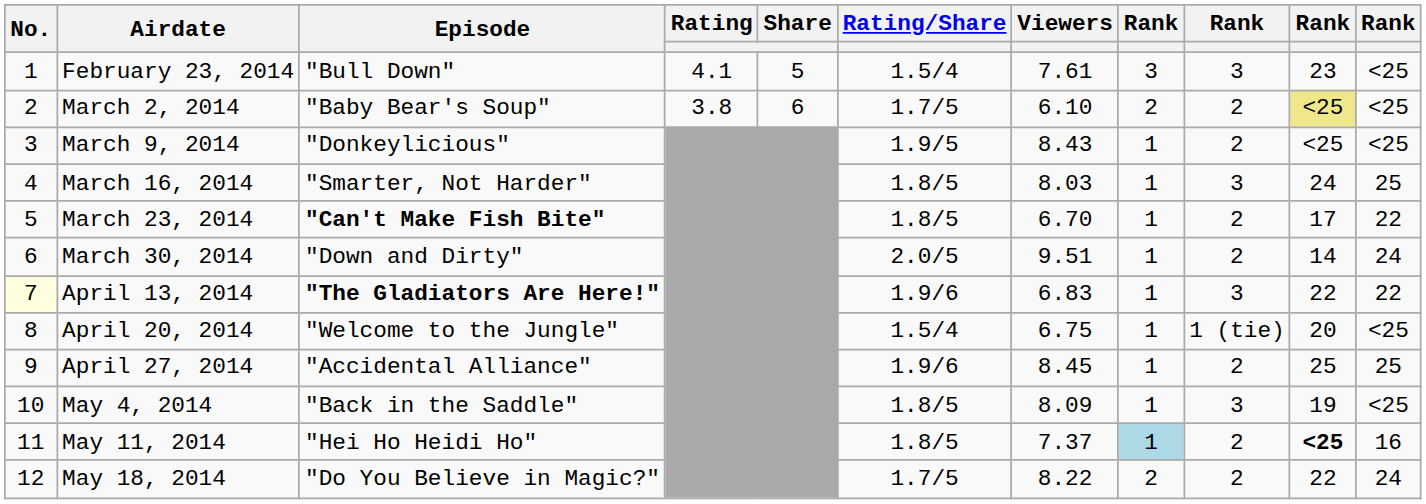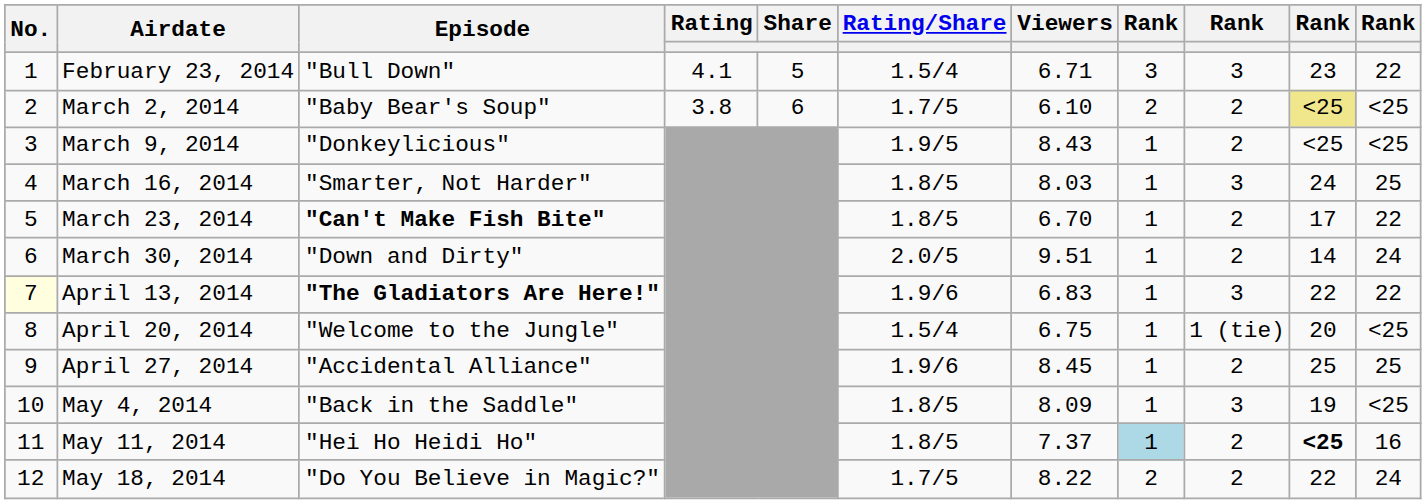(1065, 71) 7.61 -> (1065, 71) 6.71
(1388, 71) <25 -> (1388, 71) 22
